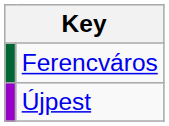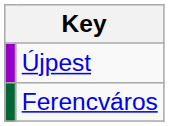rows swapped: (56, 101) <-> (90, 62)
